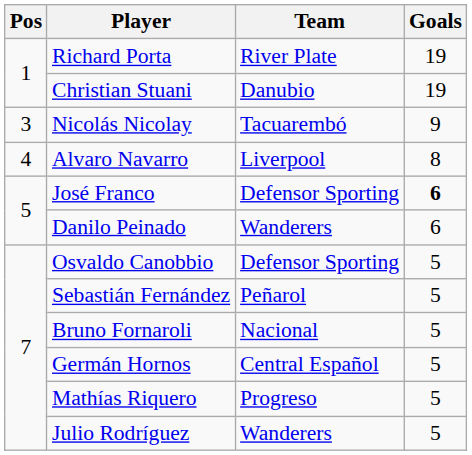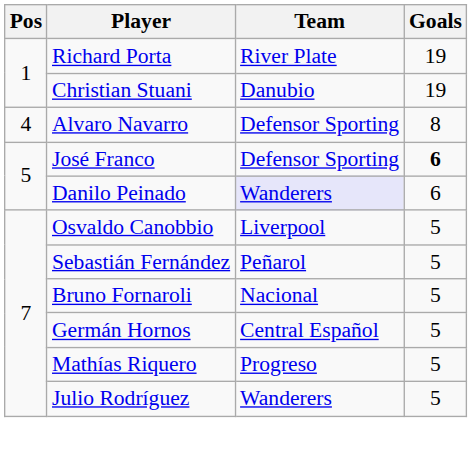- row: (122, 124)
(283, 158) Liverpool -> (320, 124) Defensor Sporting
(286, 227) no background -> (286, 192) lavender background
(320, 261) Defensor Sporting -> (283, 227) Liverpool
